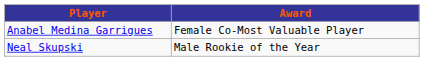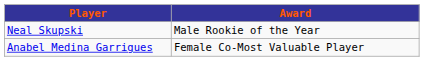rows swapped: (80, 30) <-> (45, 47)
